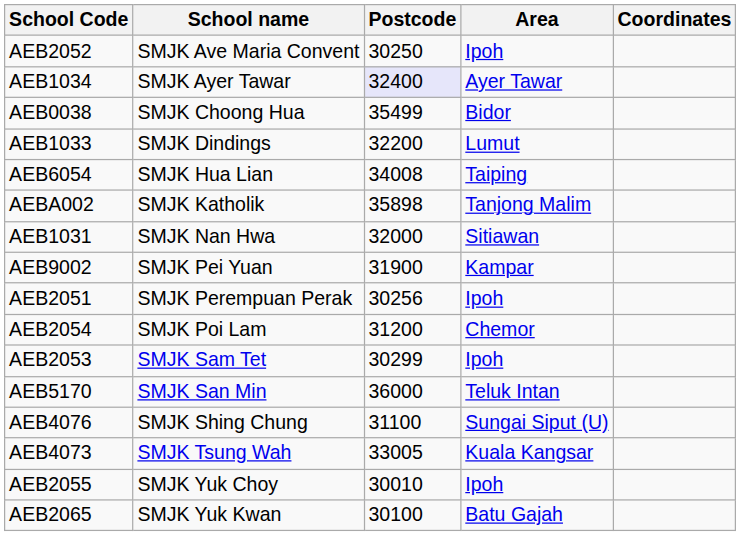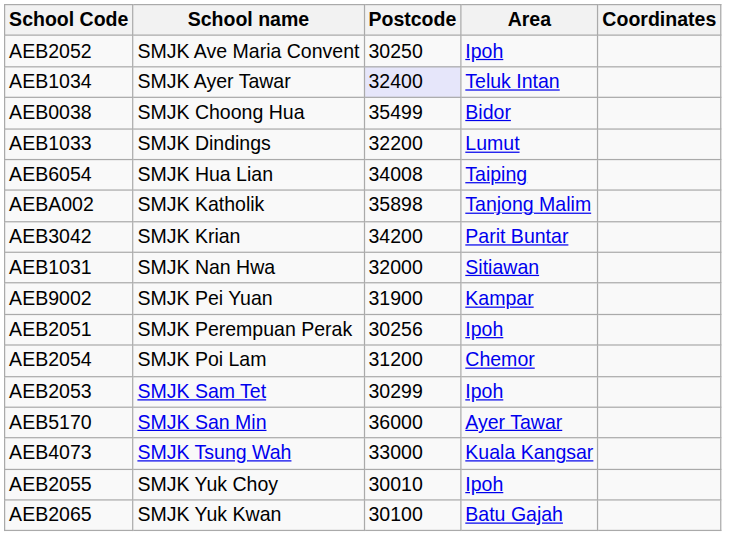(514, 81) Ayer Tawar -> (513, 81) Teluk Intan
+ row: (50, 236)
(513, 391) Teluk Intan -> (514, 422) Ayer Tawar
- row: (50, 422)
(396, 453) 33005 -> (396, 453) 33000
